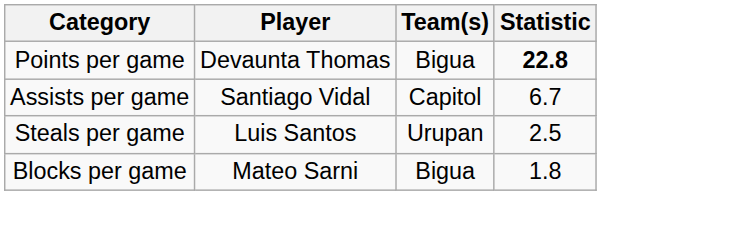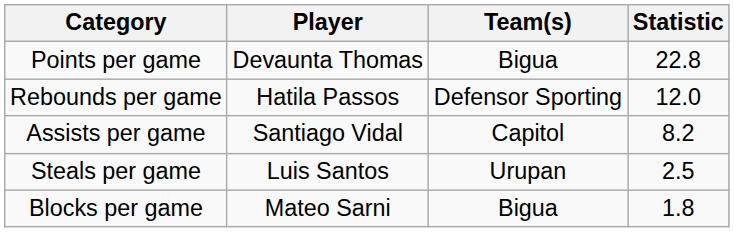(545, 60) bold -> (678, 60) normal
+ row: (116, 97)
(545, 97) 6.7 -> (678, 134) 8.2
